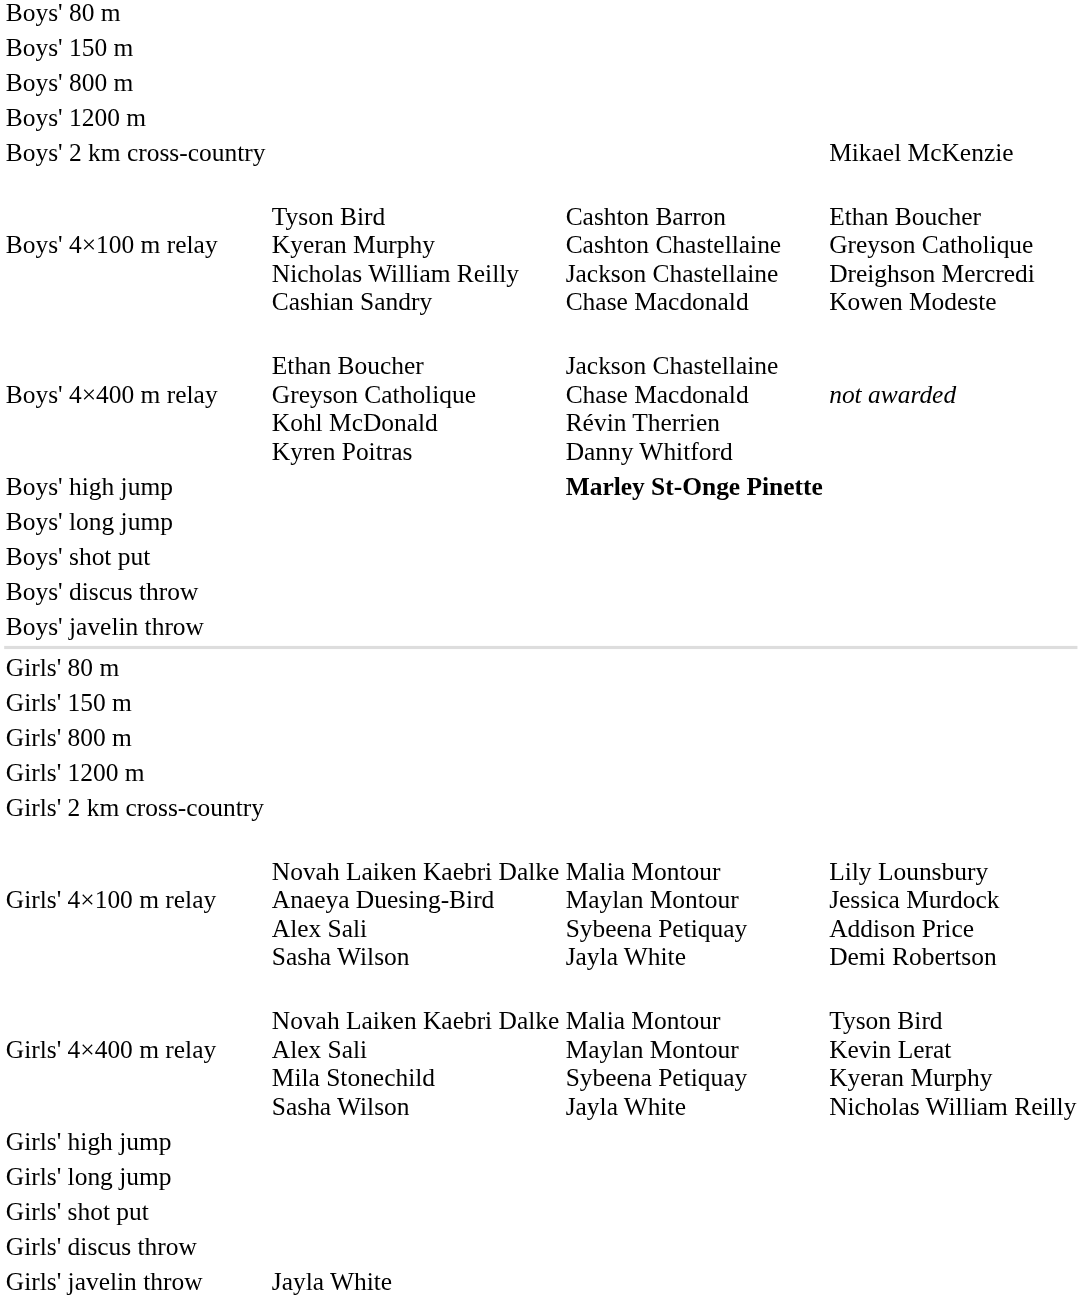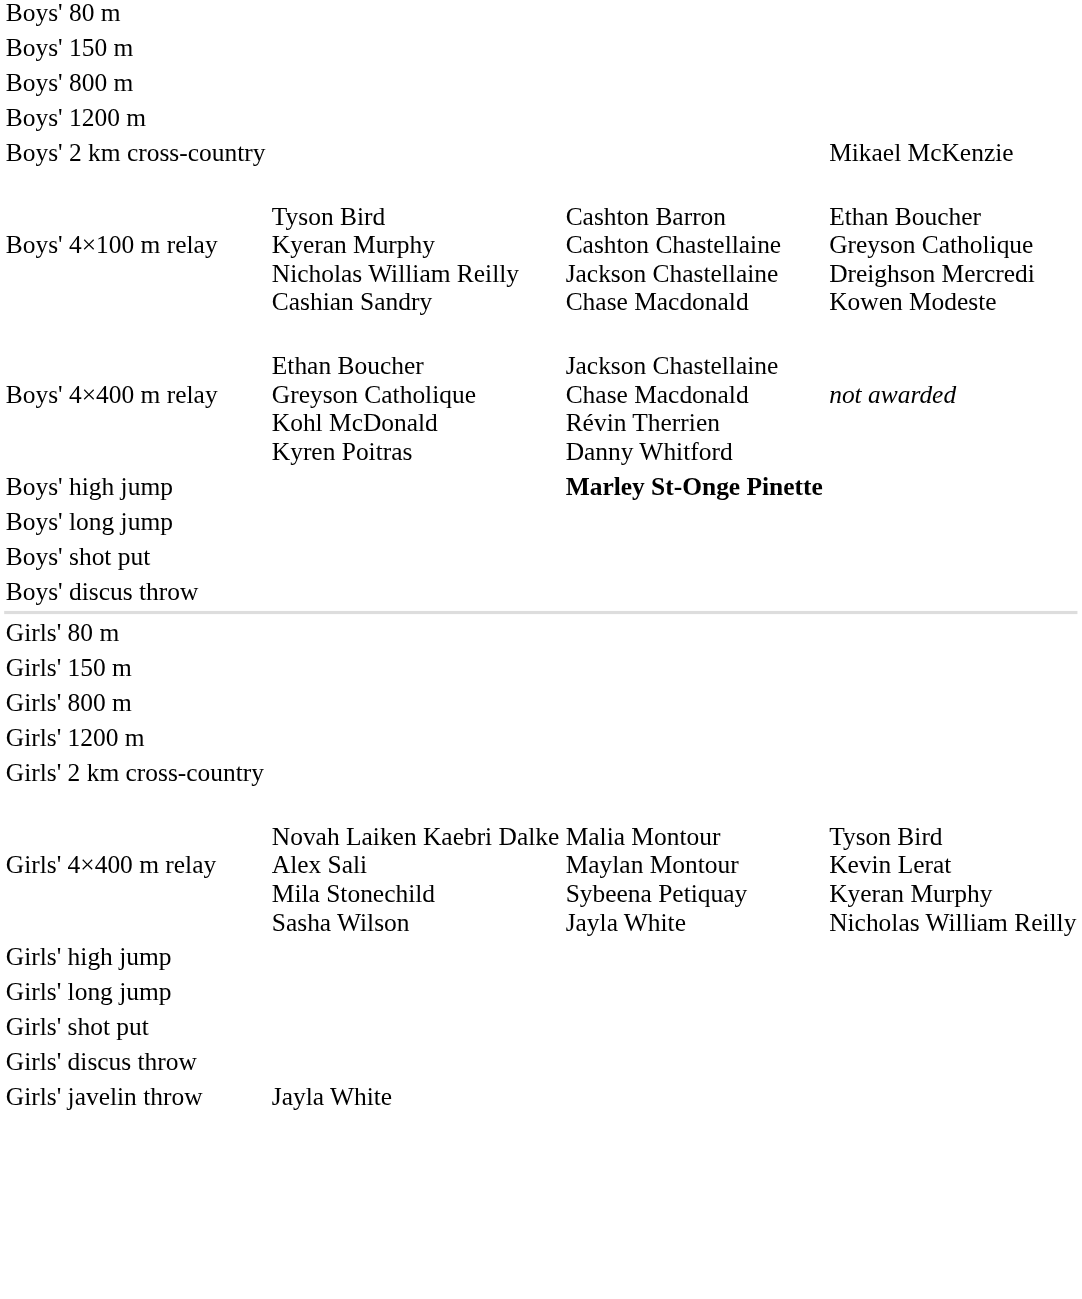- row: (105, 626)
- row: (111, 900)
